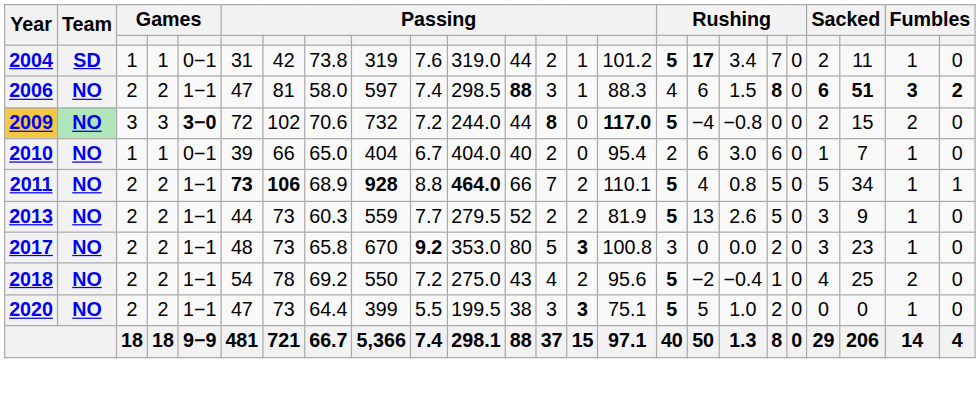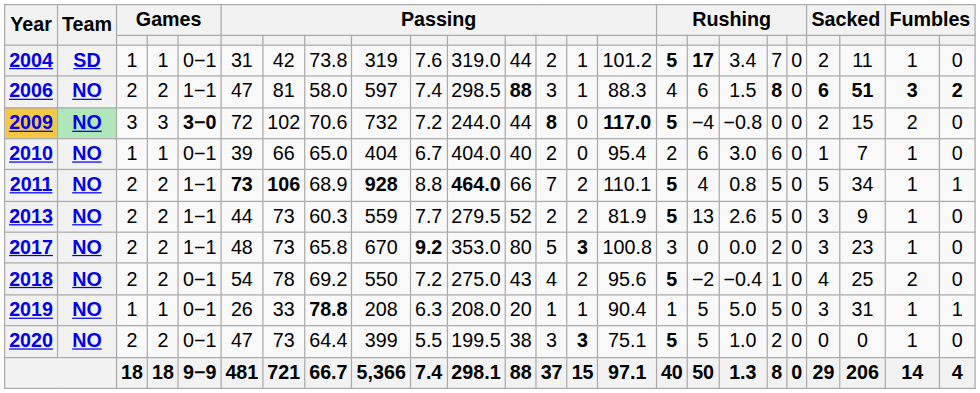(200, 278) 1−1 -> (200, 278) 0−1
+ row: (31, 310)
(200, 310) 1−1 -> (200, 341) 0−1
